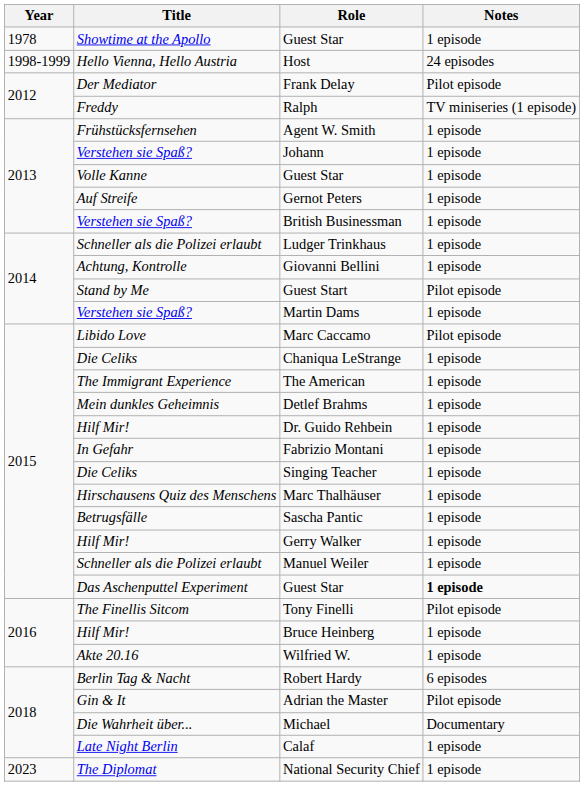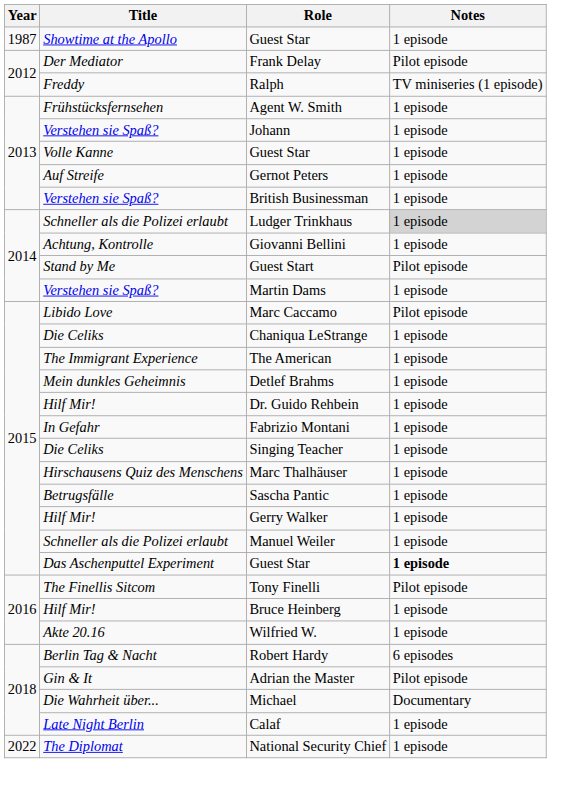(22, 38) 1978 -> (22, 38) 1987
- row: (157, 61)
(454, 244) no background -> (420, 221) lightgrey background
(22, 769) 2023 -> (22, 746) 2022
